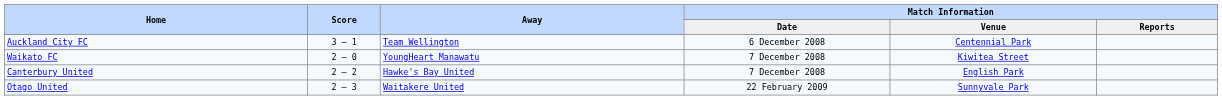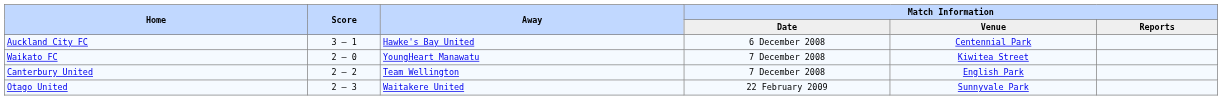(421, 42) Team Wellington -> (429, 42) Hawke's Bay United
(429, 72) Hawke's Bay United -> (421, 72) Team Wellington
